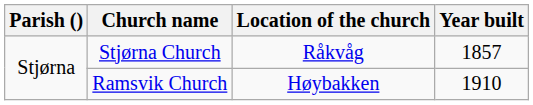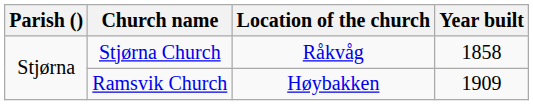(482, 52) 1857 -> (482, 52) 1858
(482, 83) 1910 -> (482, 83) 1909
